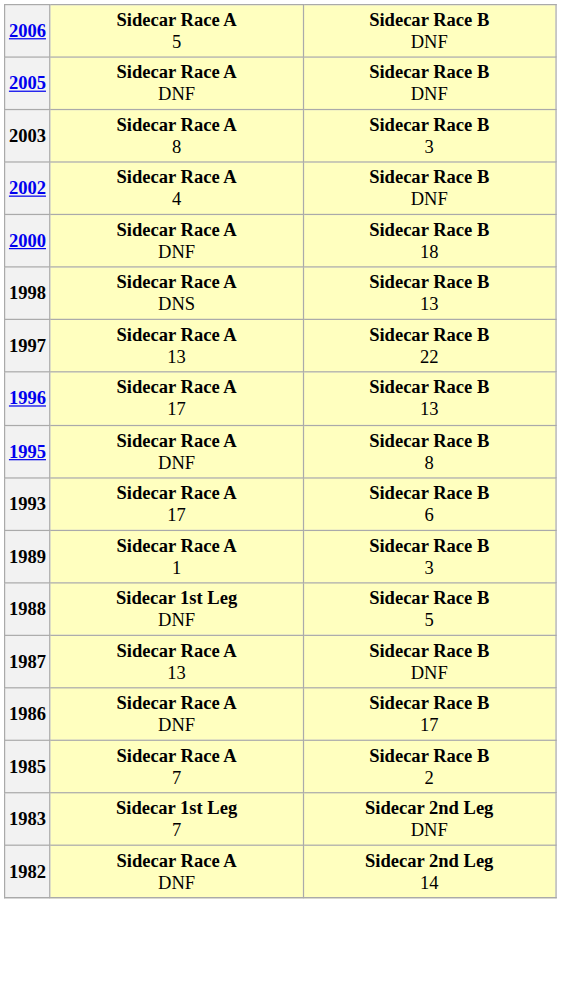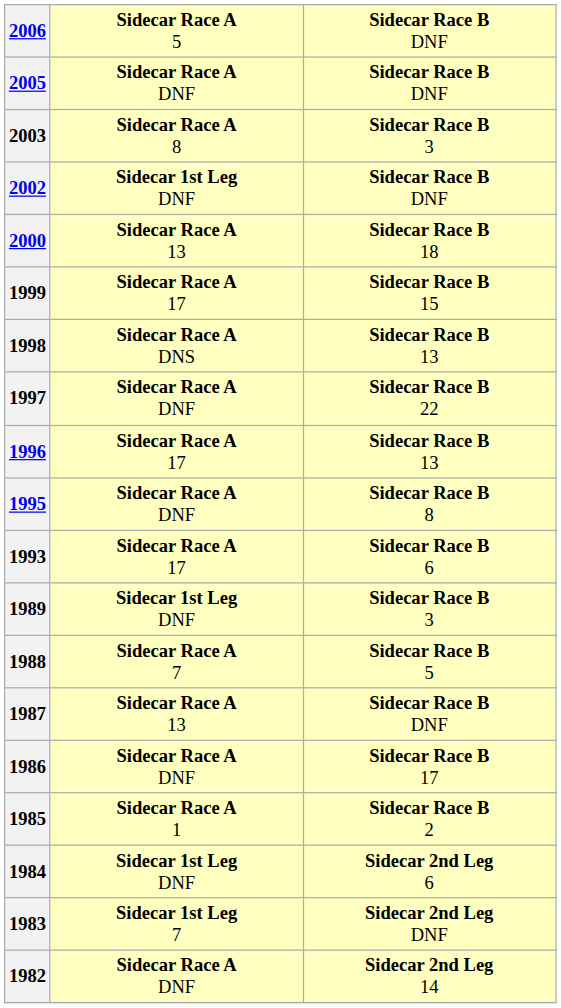(177, 188) Sidecar Race A 4 -> (177, 188) Sidecar 1st Leg DNF
(177, 241) Sidecar Race A DNF -> (177, 241) Sidecar Race A 13
+ row: (27, 293)
(177, 346) Sidecar Race A 13 -> (177, 398) Sidecar Race A DNF
(177, 556) Sidecar Race A 1 -> (177, 608) Sidecar 1st Leg DNF
(177, 608) Sidecar 1st Leg DNF -> (177, 661) Sidecar Race A 7
(177, 766) Sidecar Race A 7 -> (177, 818) Sidecar Race A 1
+ row: (27, 871)
